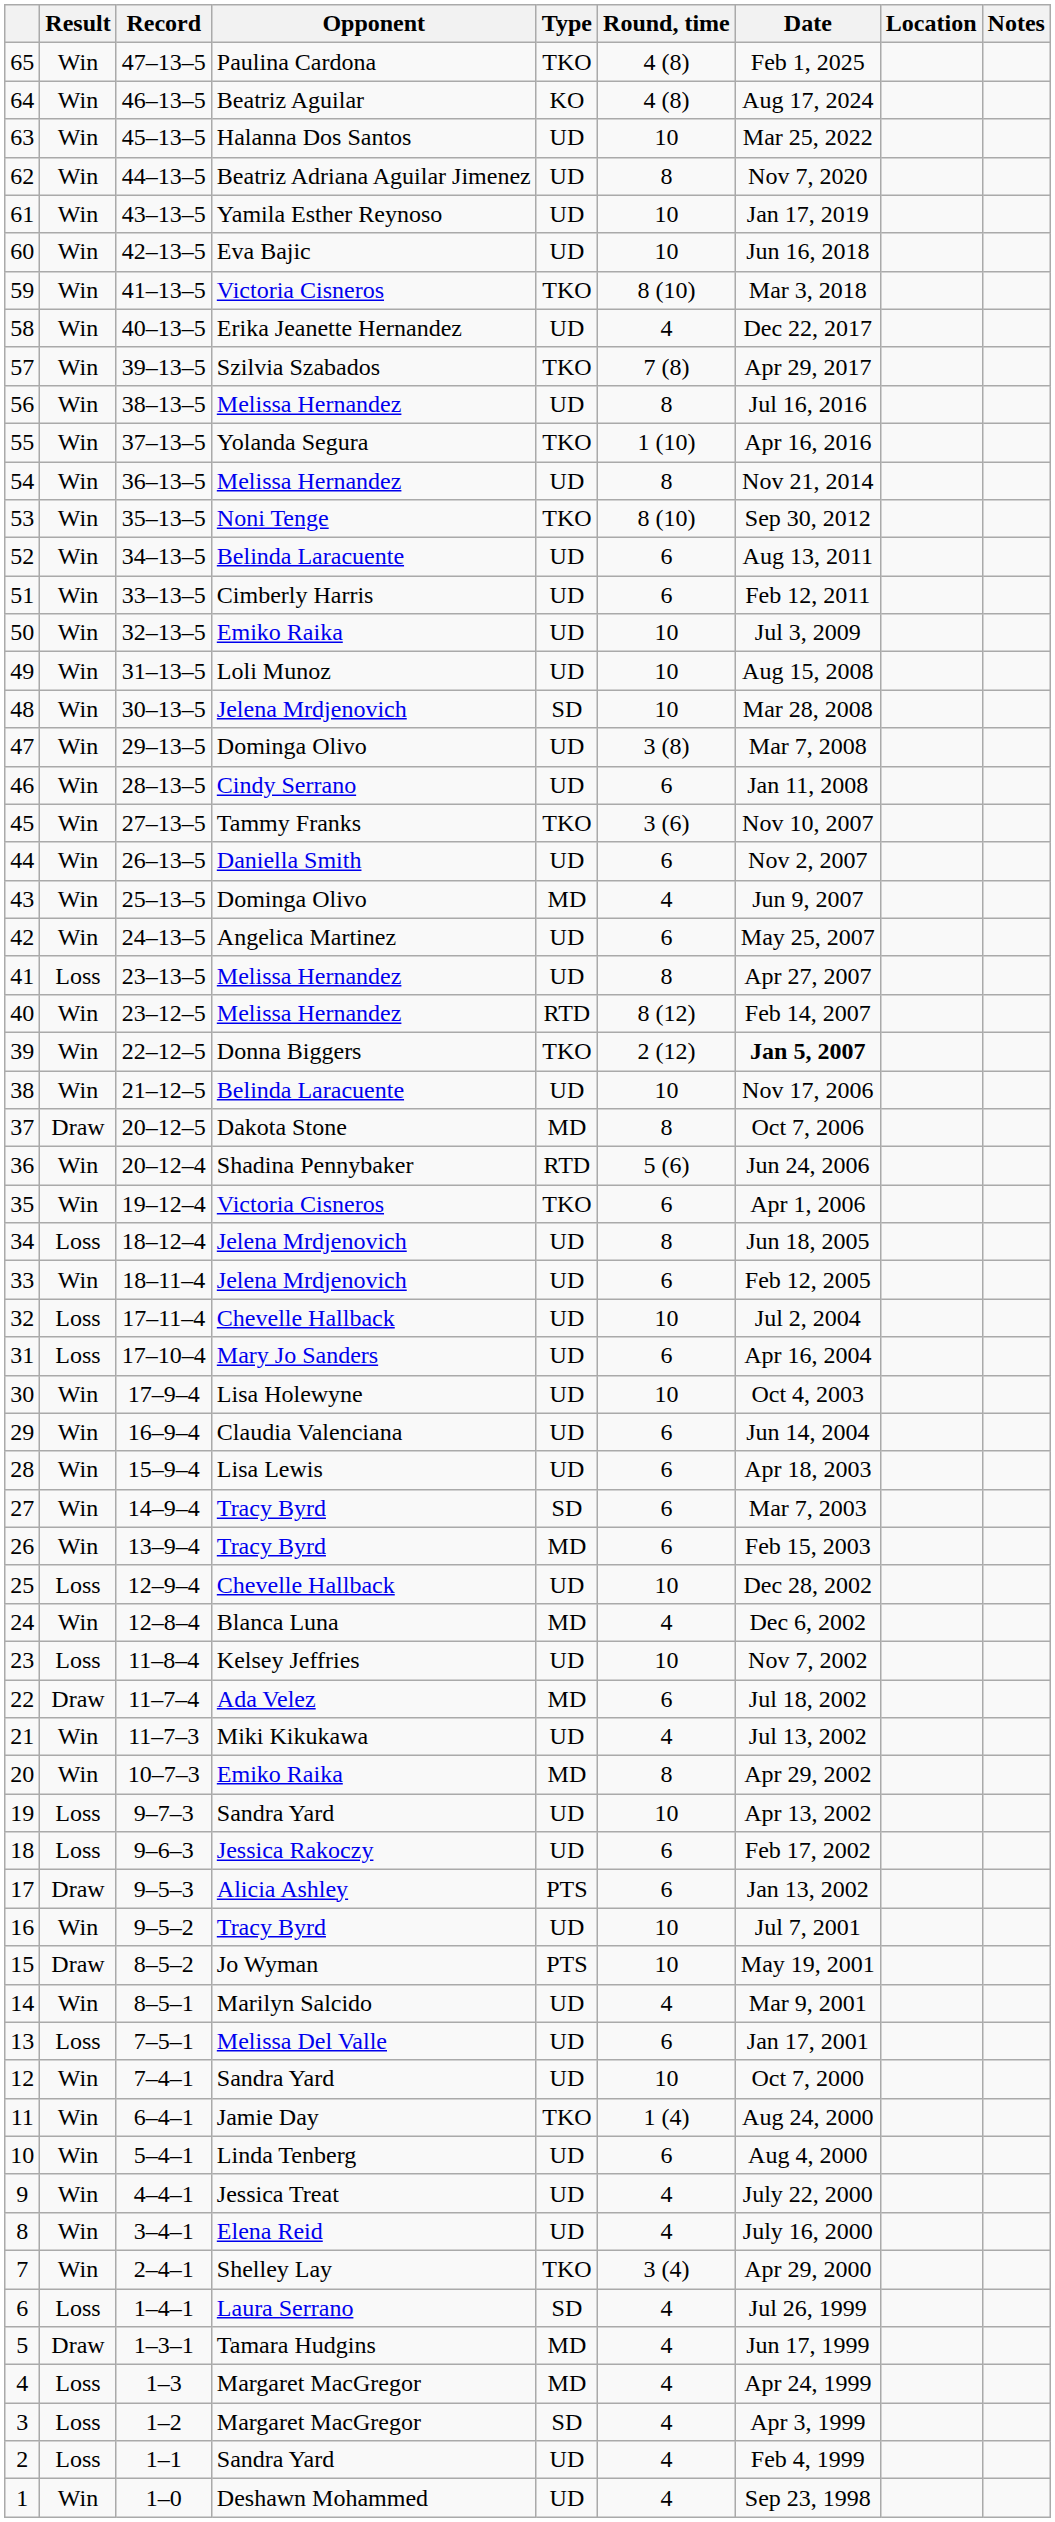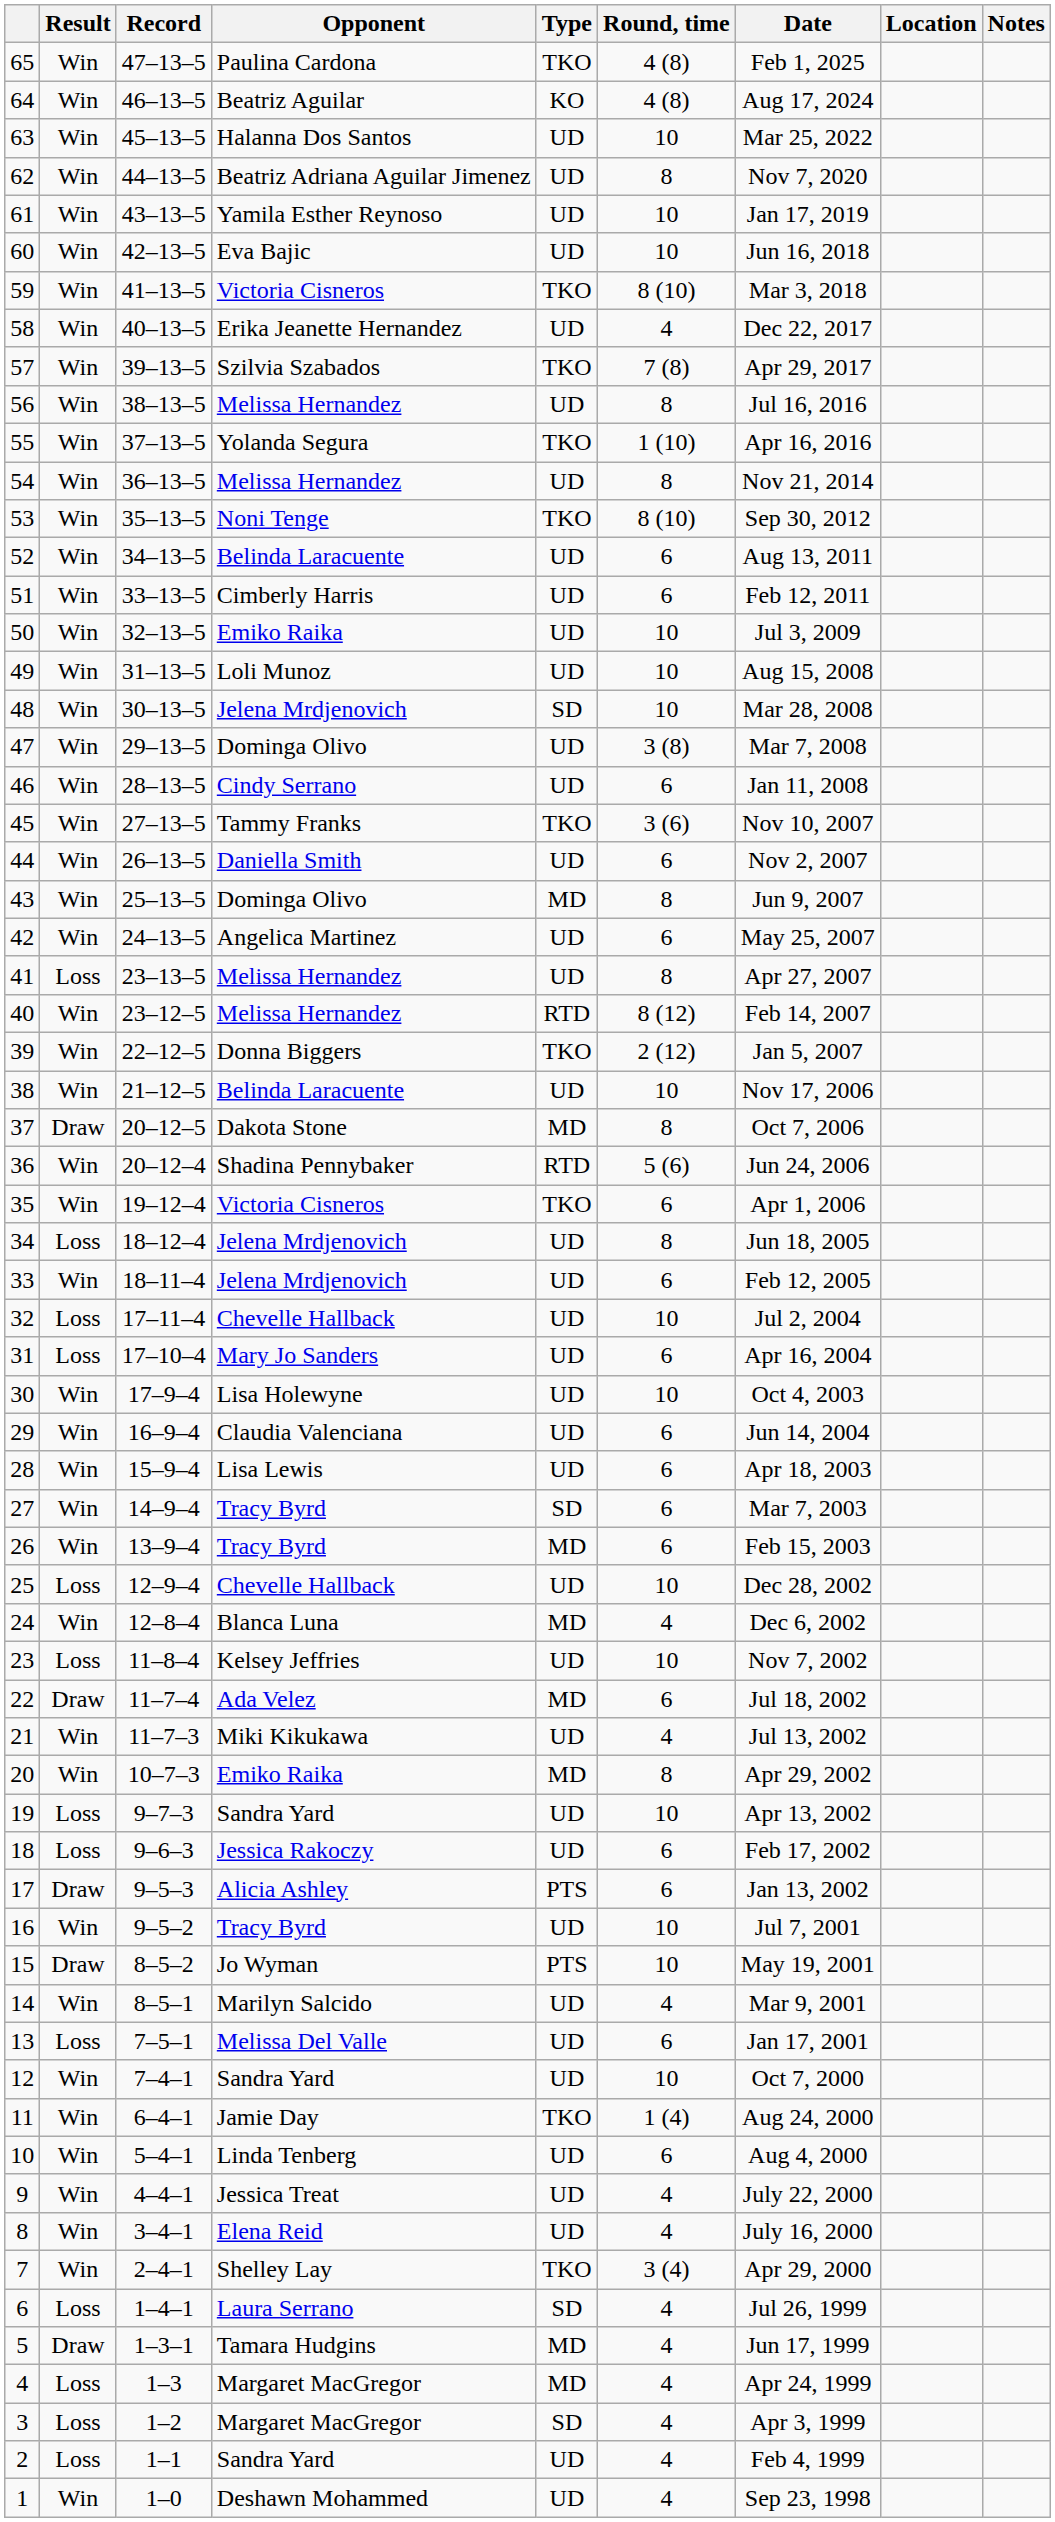(666, 898) 4 -> (666, 898) 8
(808, 1051) bold -> (808, 1051) normal
